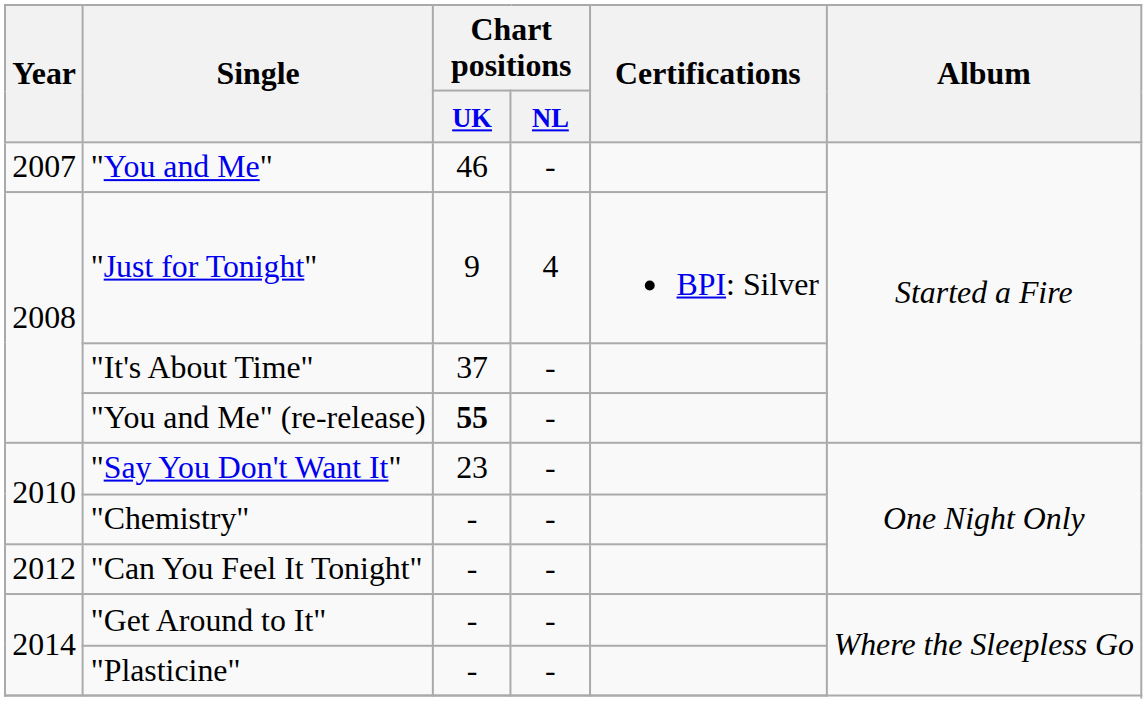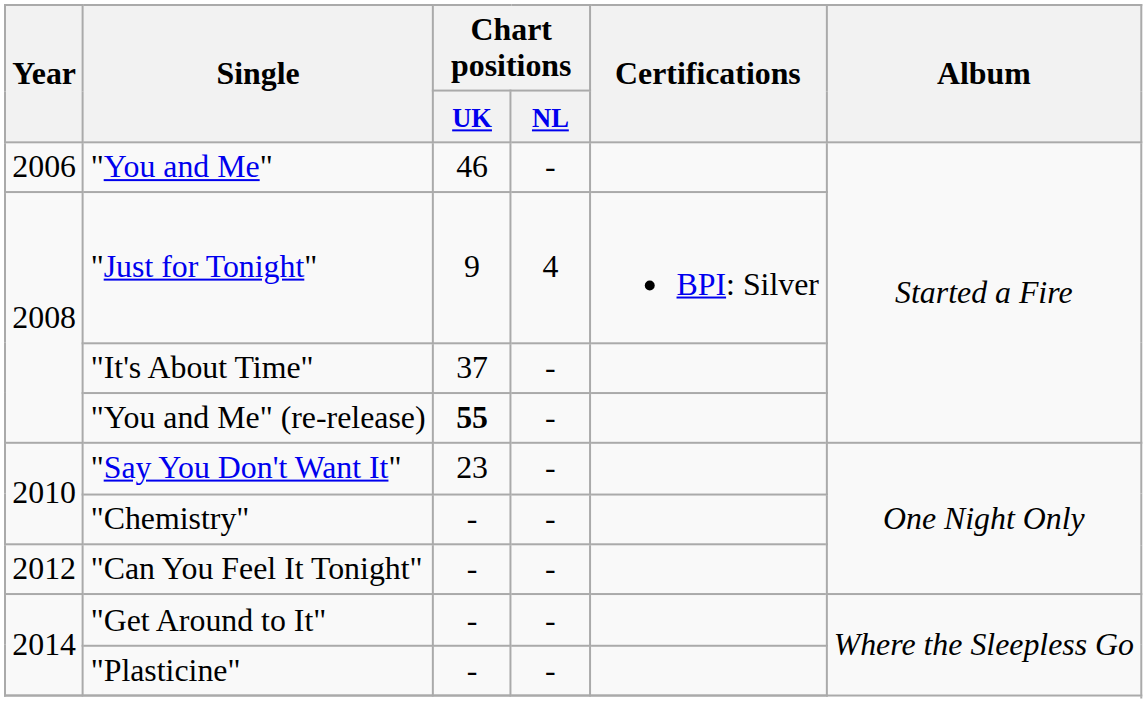(44, 166) 2007 -> (44, 166) 2006
